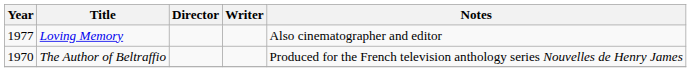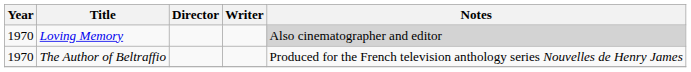(21, 35) 1977 -> (21, 35) 1970
(356, 35) no background -> (356, 35) lightgrey background
